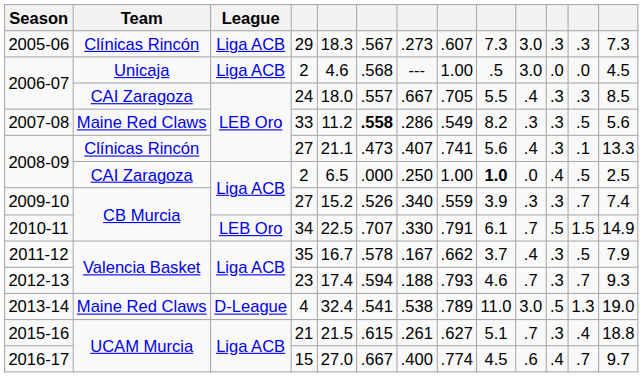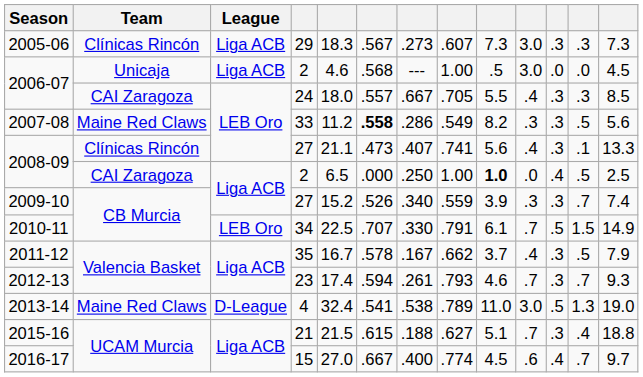(417, 280) .188 -> (417, 280) .261
(417, 333) .261 -> (417, 333) .188
